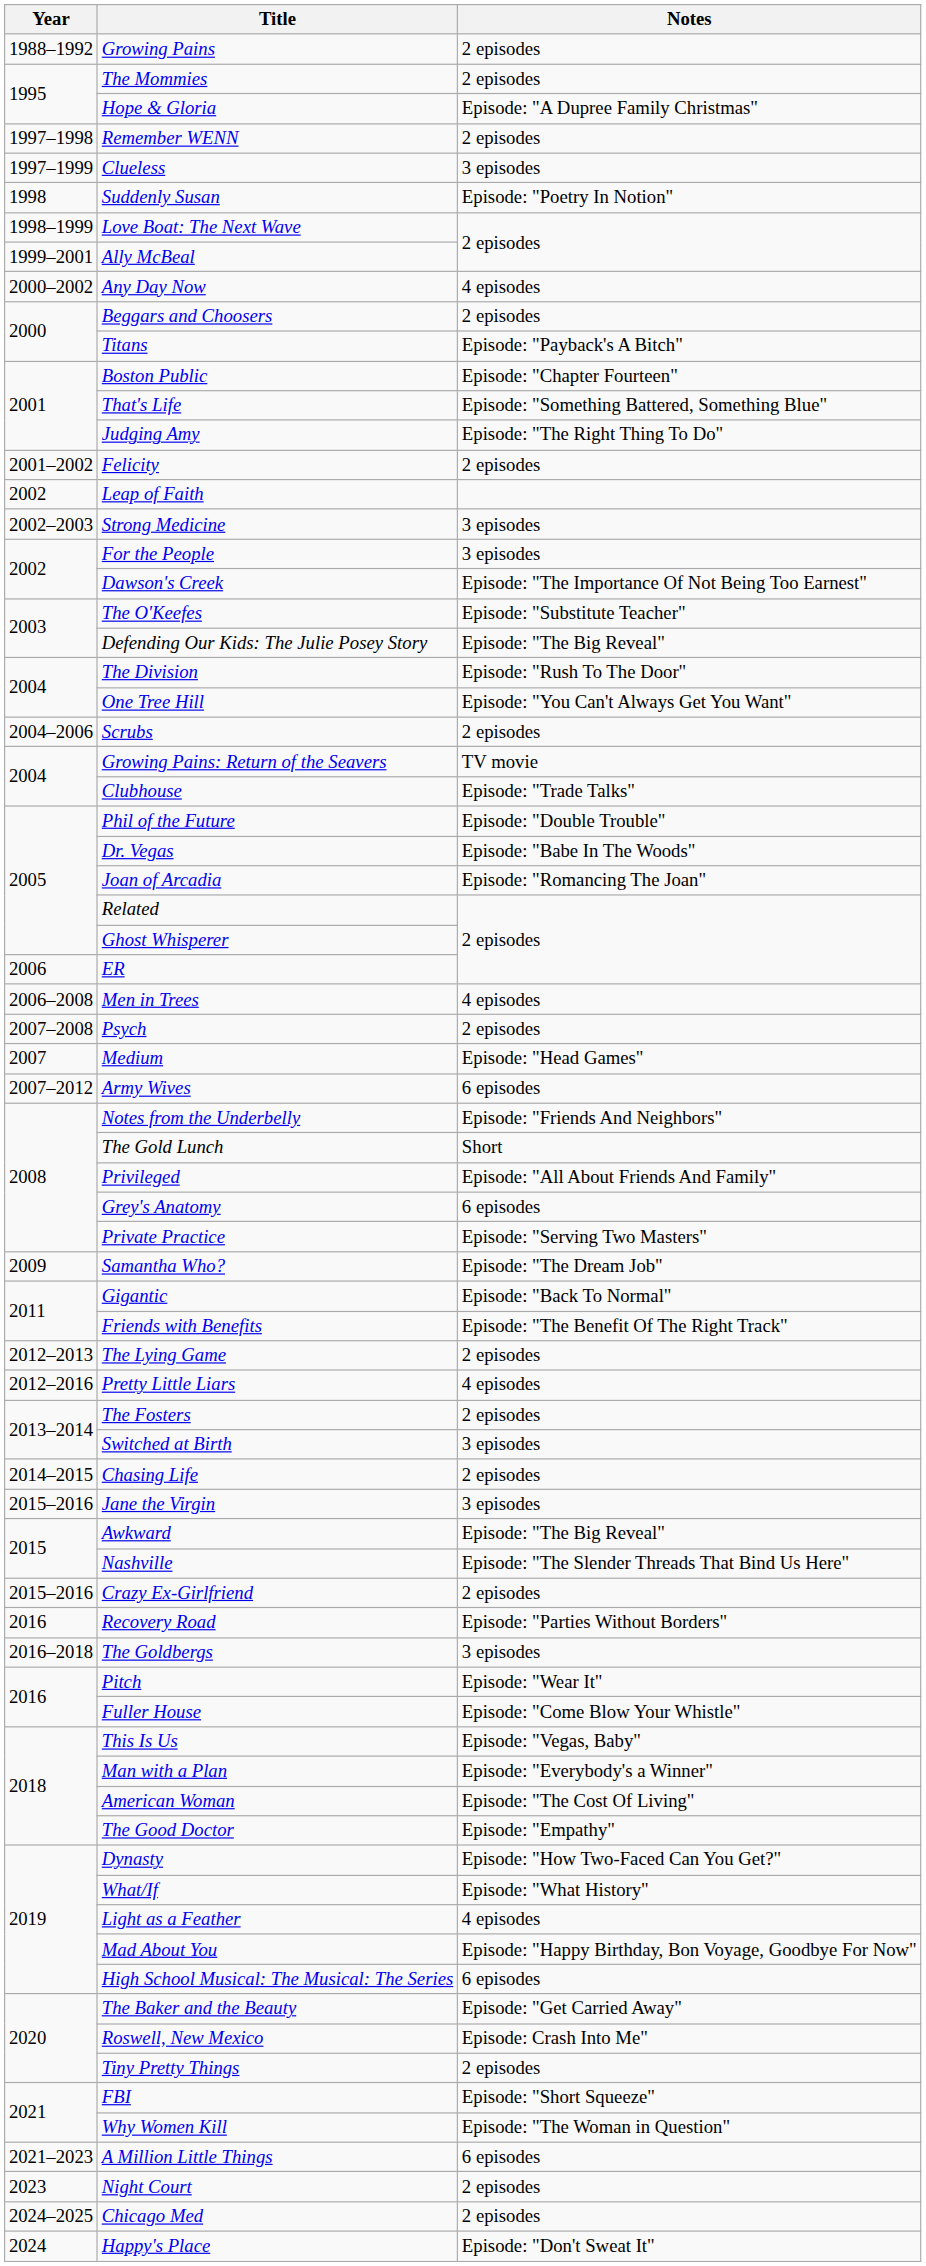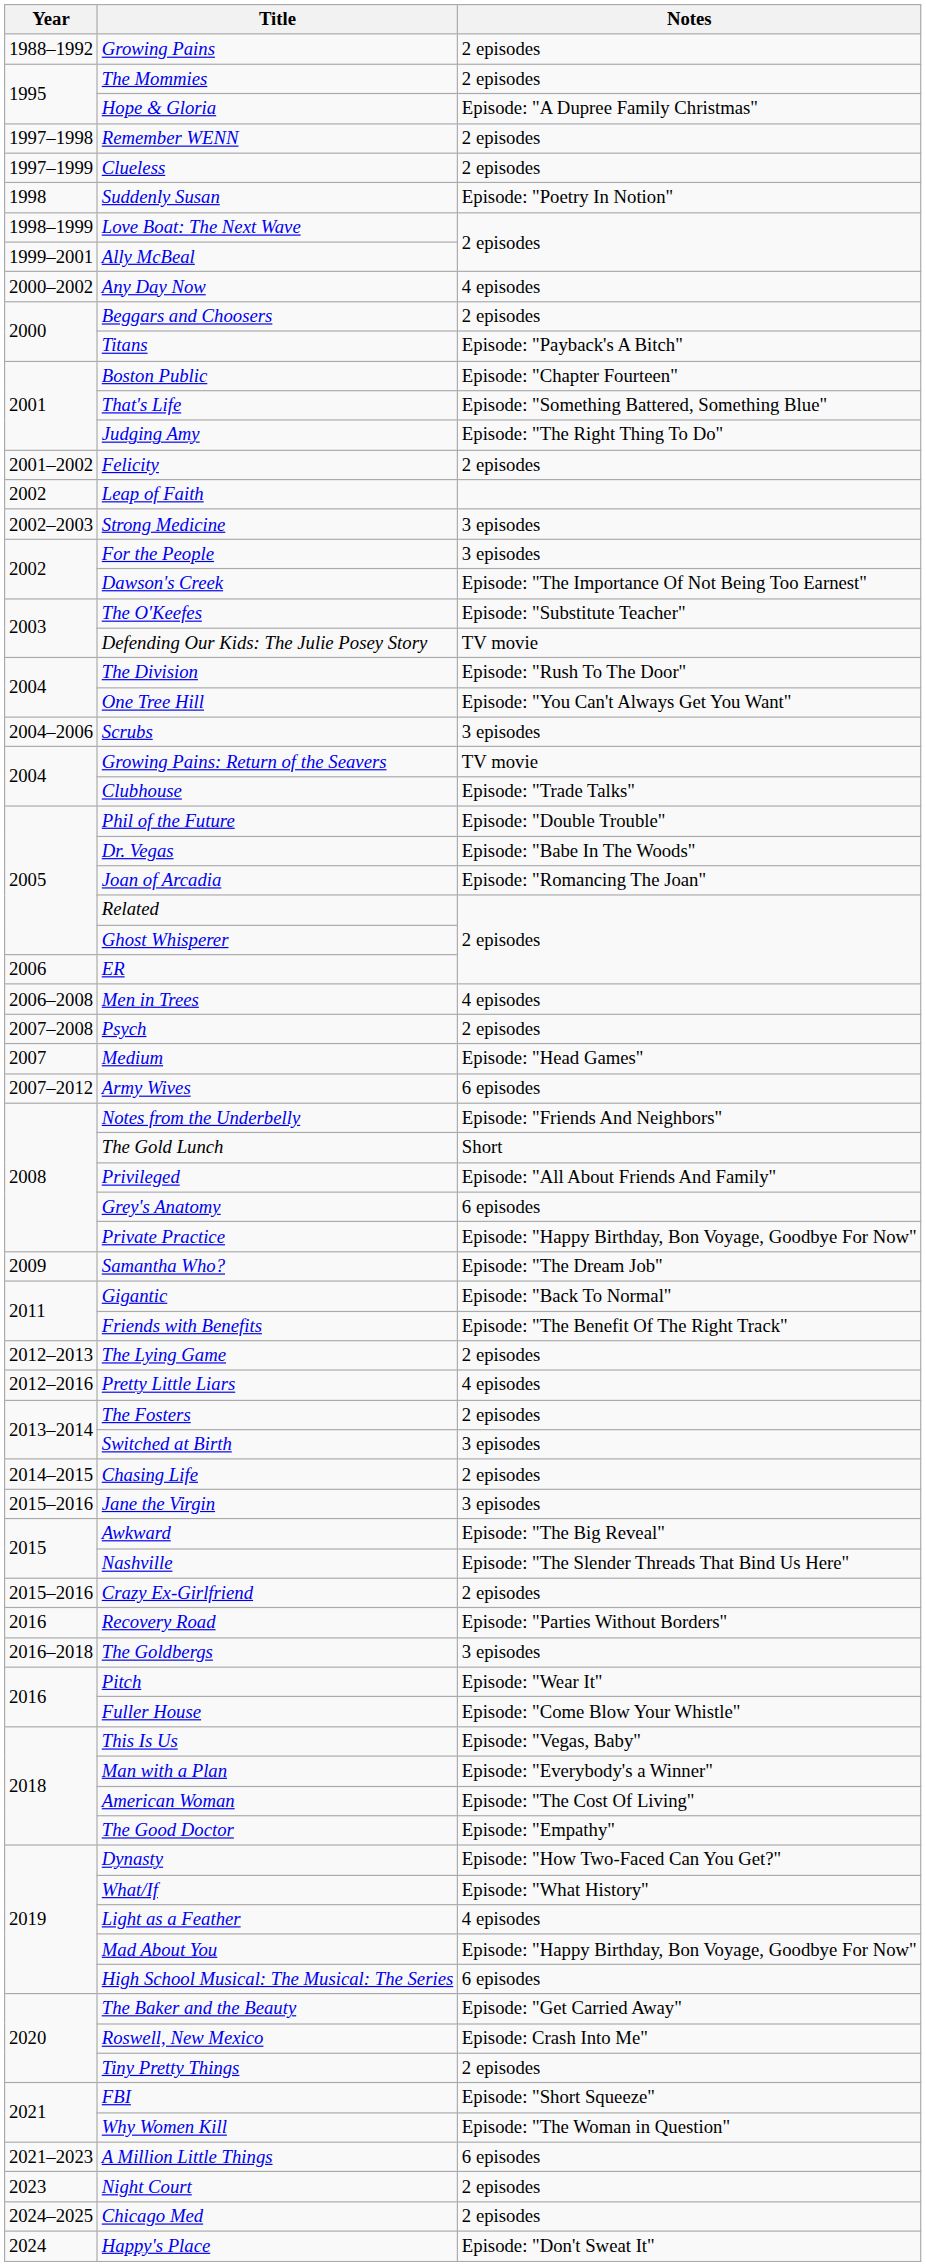(501, 167) 3 episodes -> (501, 167) 2 episodes
(563, 642) Episode: "The Big Reveal" -> (500, 642) TV movie
(501, 731) 2 episodes -> (501, 731) 3 episodes
(584, 1236) Episode: "Serving Two Masters" -> (689, 1236) Episode: "Happy Birthday, Bon Voyage, Goodbye For Now"
